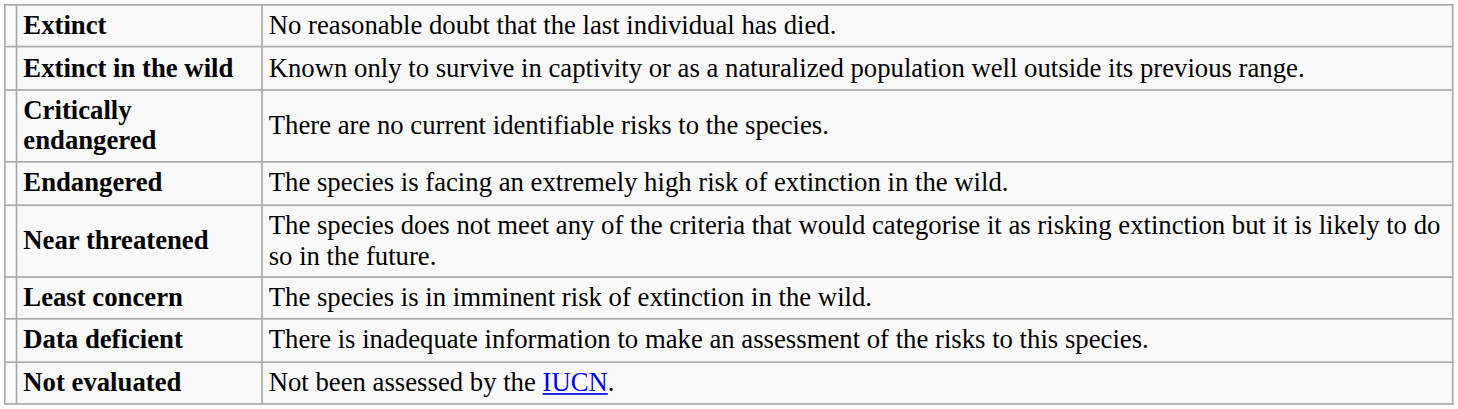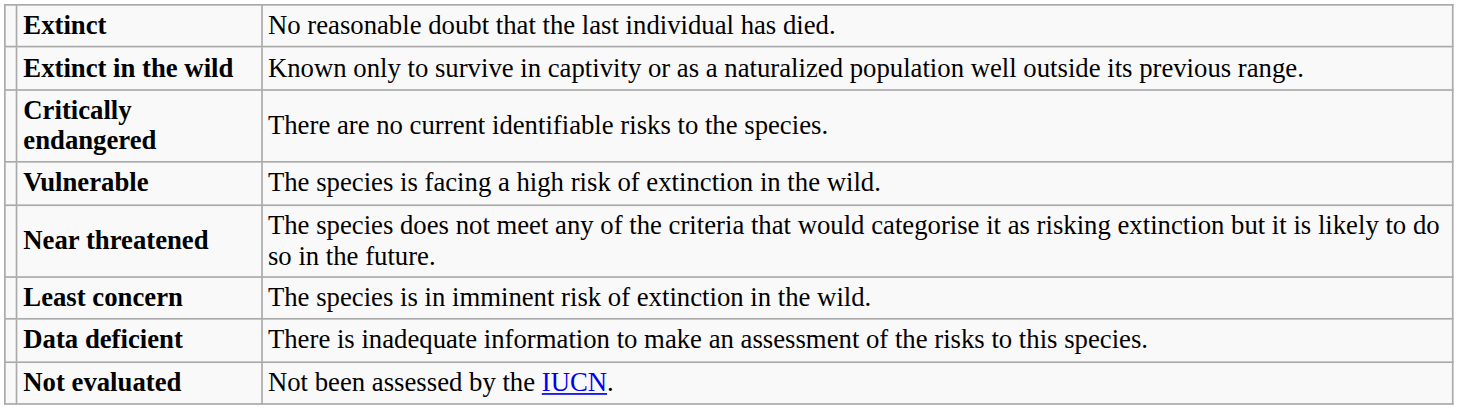- row: (93, 182)
+ row: (86, 182)
